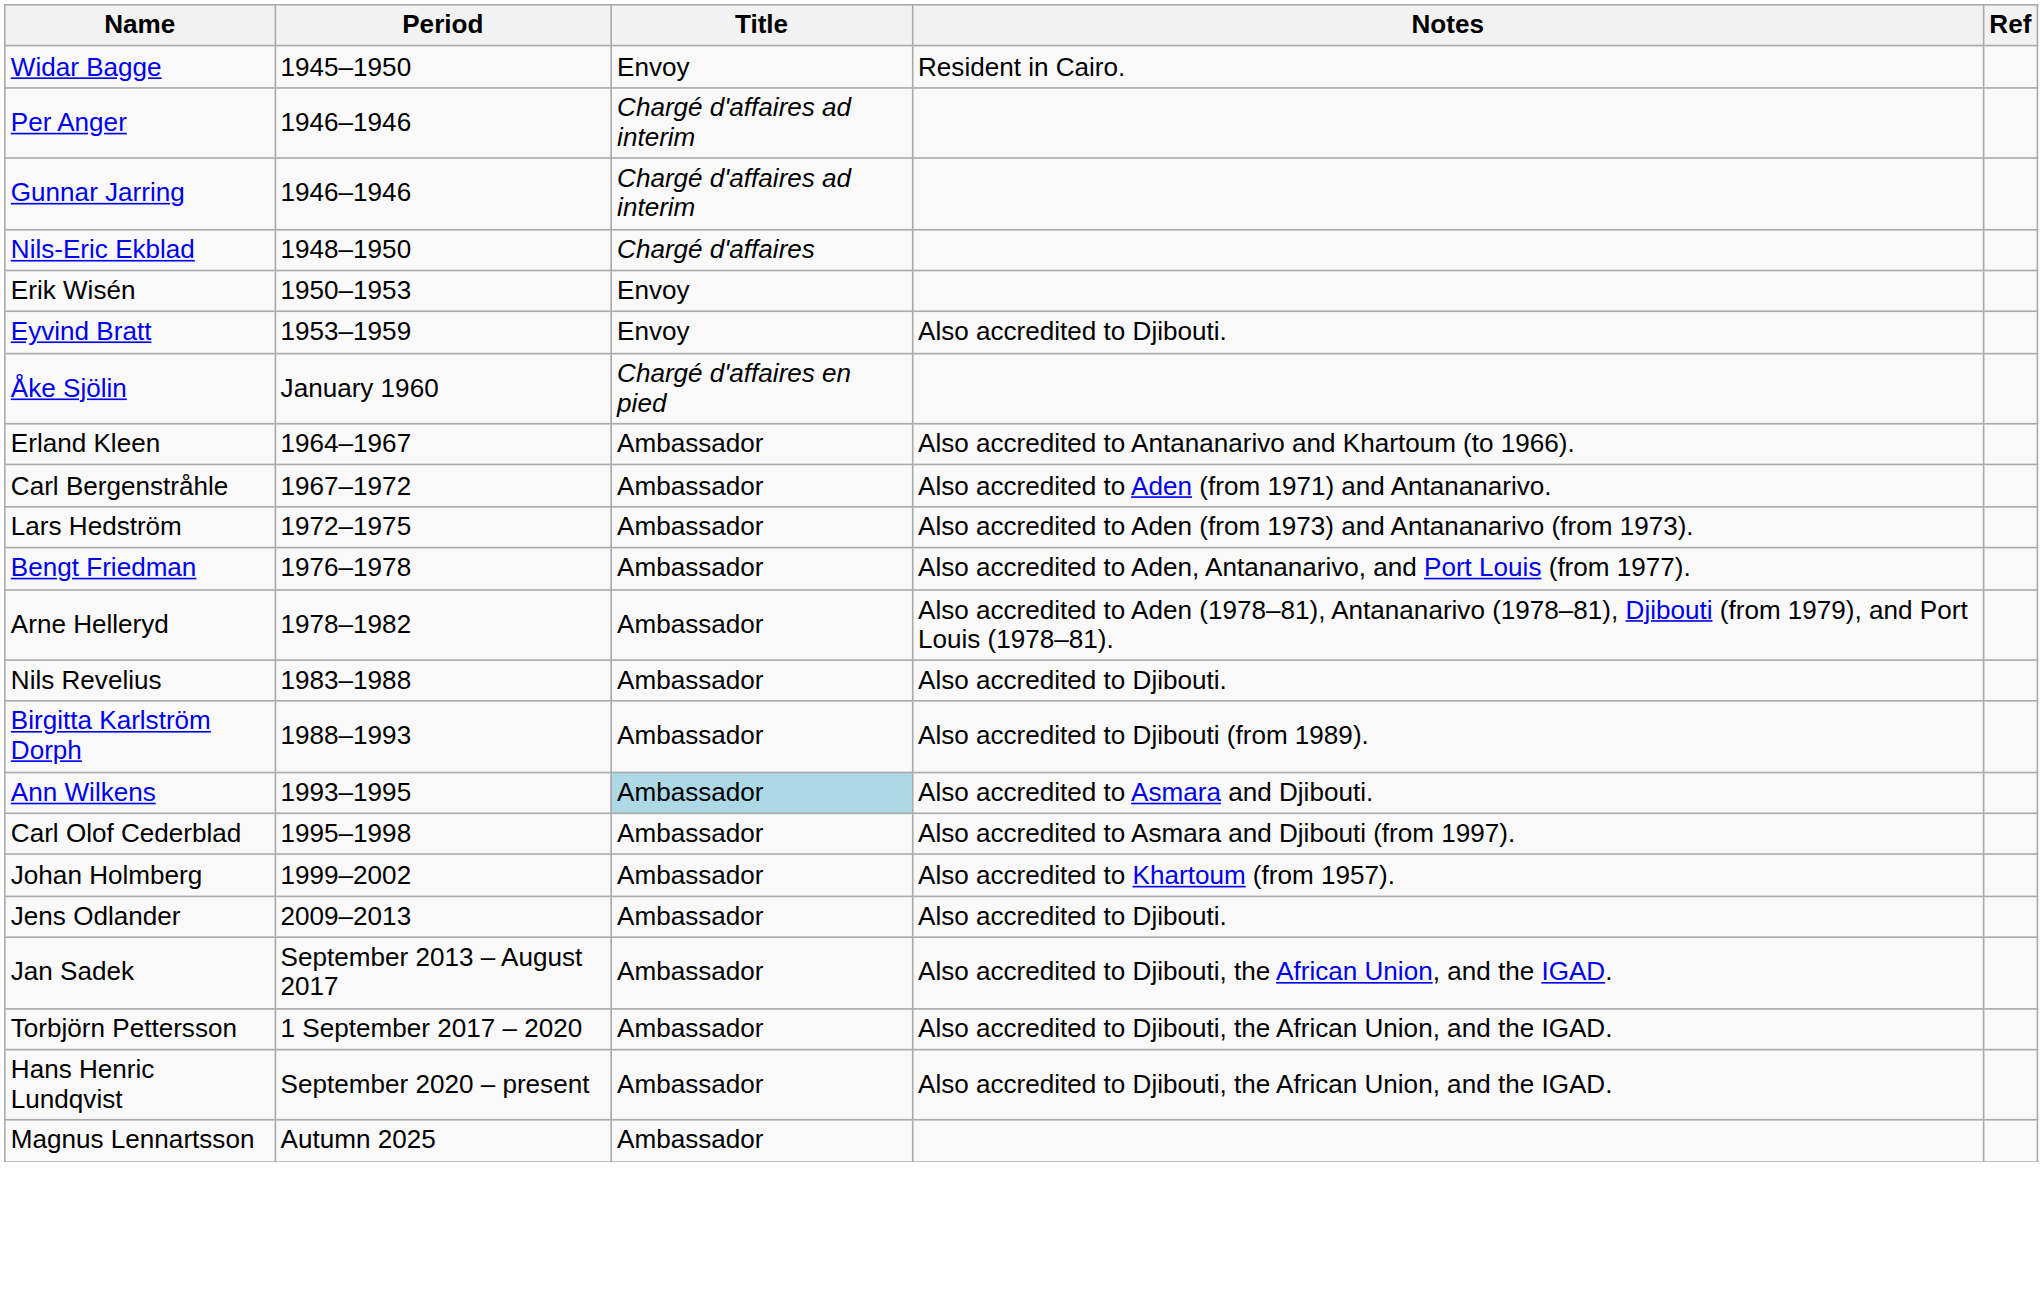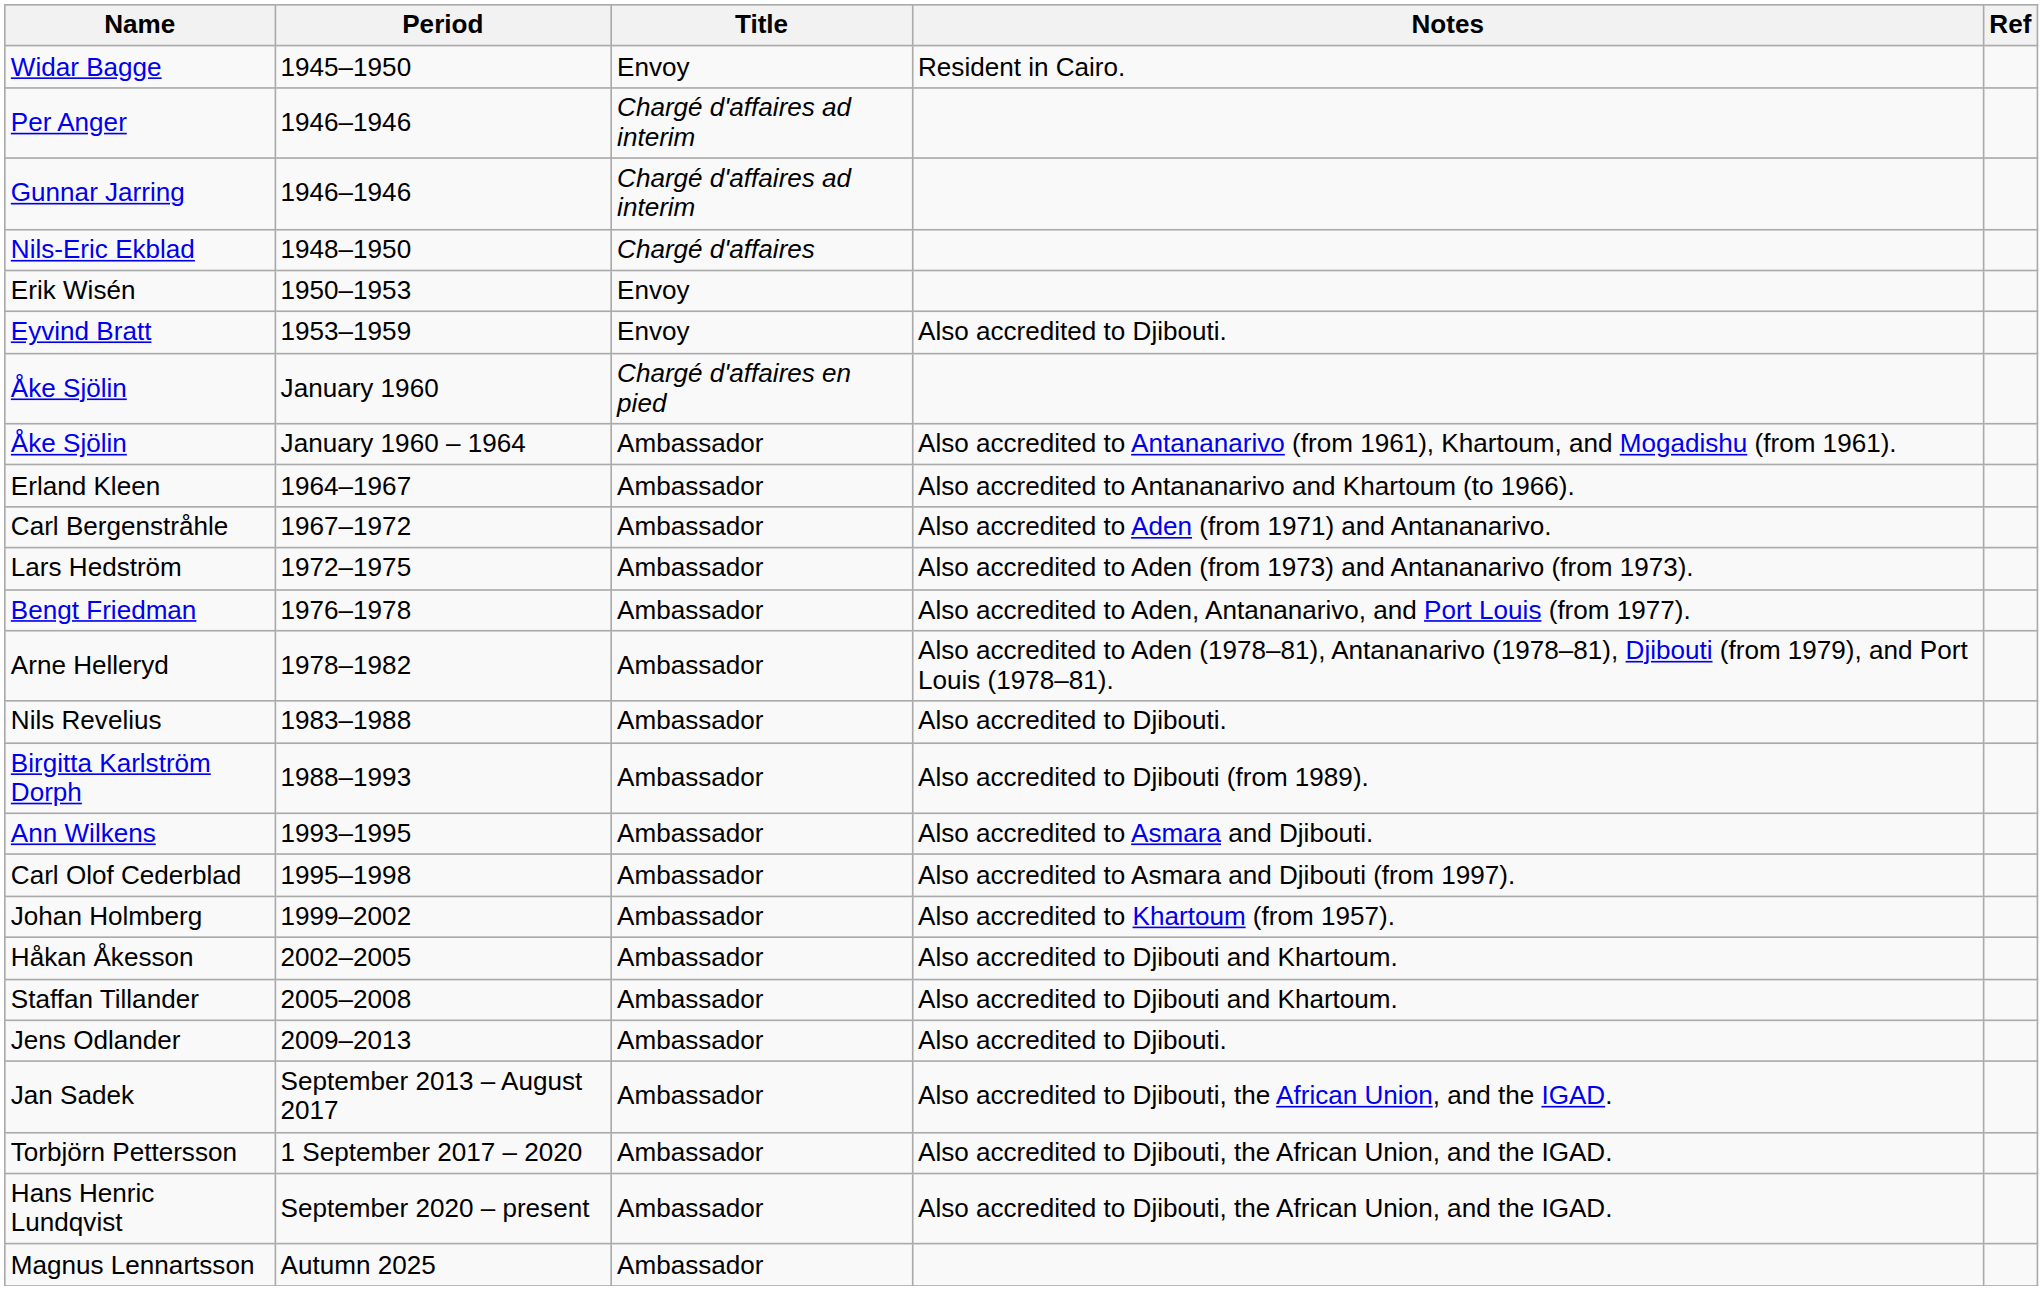+ row: (69, 444)
(690, 792) lightblue background -> (690, 833) no background
+ row: (102, 957)
+ row: (105, 999)
